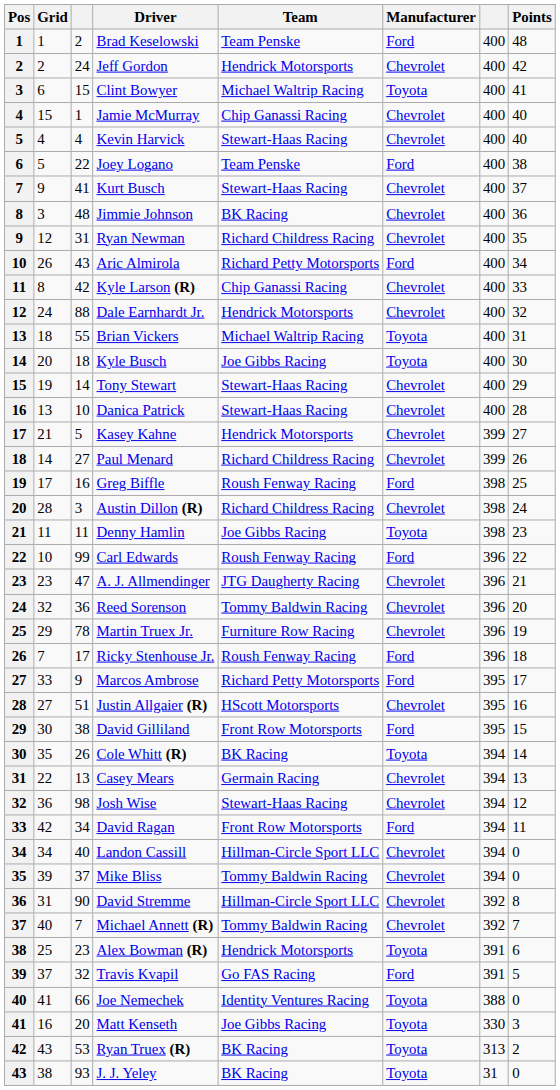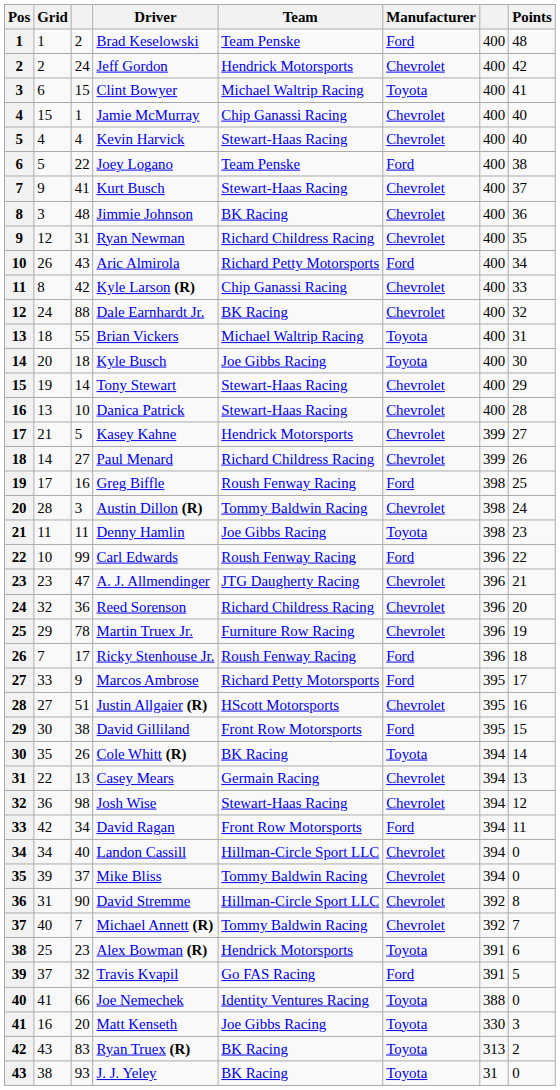(287, 311) Hendrick Motorsports -> (255, 311) BK Racing
(298, 508) Richard Childress Racing -> (294, 508) Tommy Baldwin Racing
(294, 606) Tommy Baldwin Racing -> (298, 606) Richard Childress Racing
(82, 1048) 53 -> (82, 1048) 83
